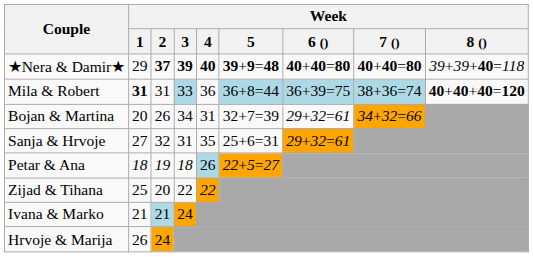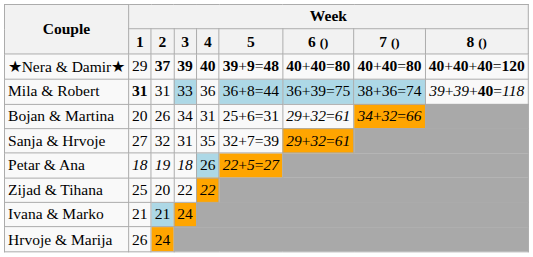(477, 66) 39+39+40=118 -> (477, 66) 40+40+40=120
(477, 91) 40+40+40=120 -> (477, 91) 39+39+40=118
(251, 116) 32+7=39 -> (251, 116) 25+6=31
(251, 140) 25+6=31 -> (251, 140) 32+7=39
